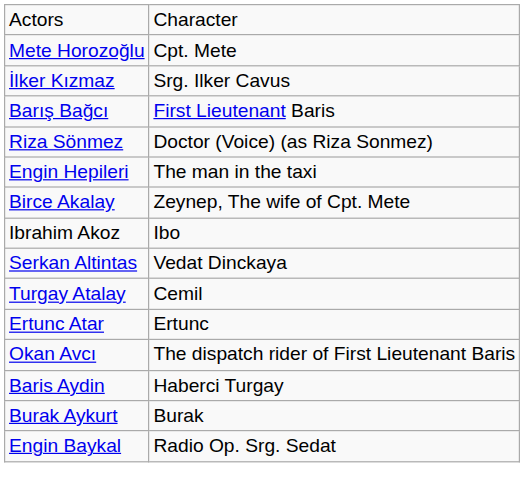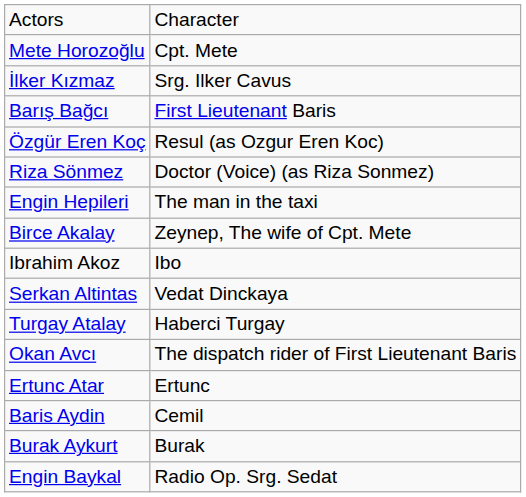+ row: (77, 141)
(178, 293) Cemil -> (220, 324) Haberci Turgay
rows swapped: (57, 324) <-> (53, 354)
(219, 385) Haberci Turgay -> (179, 415) Cemil
